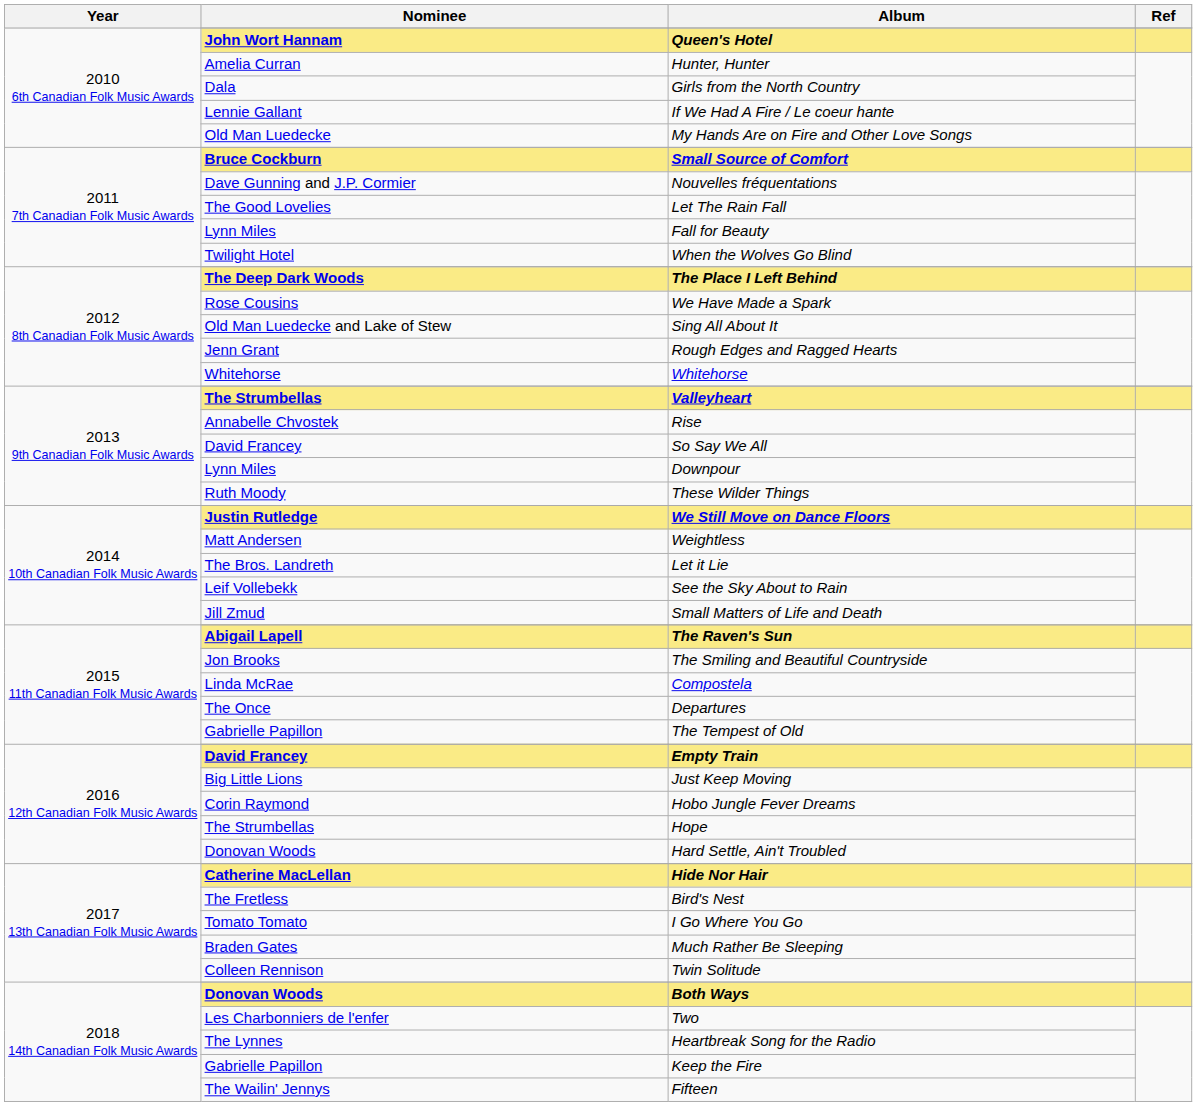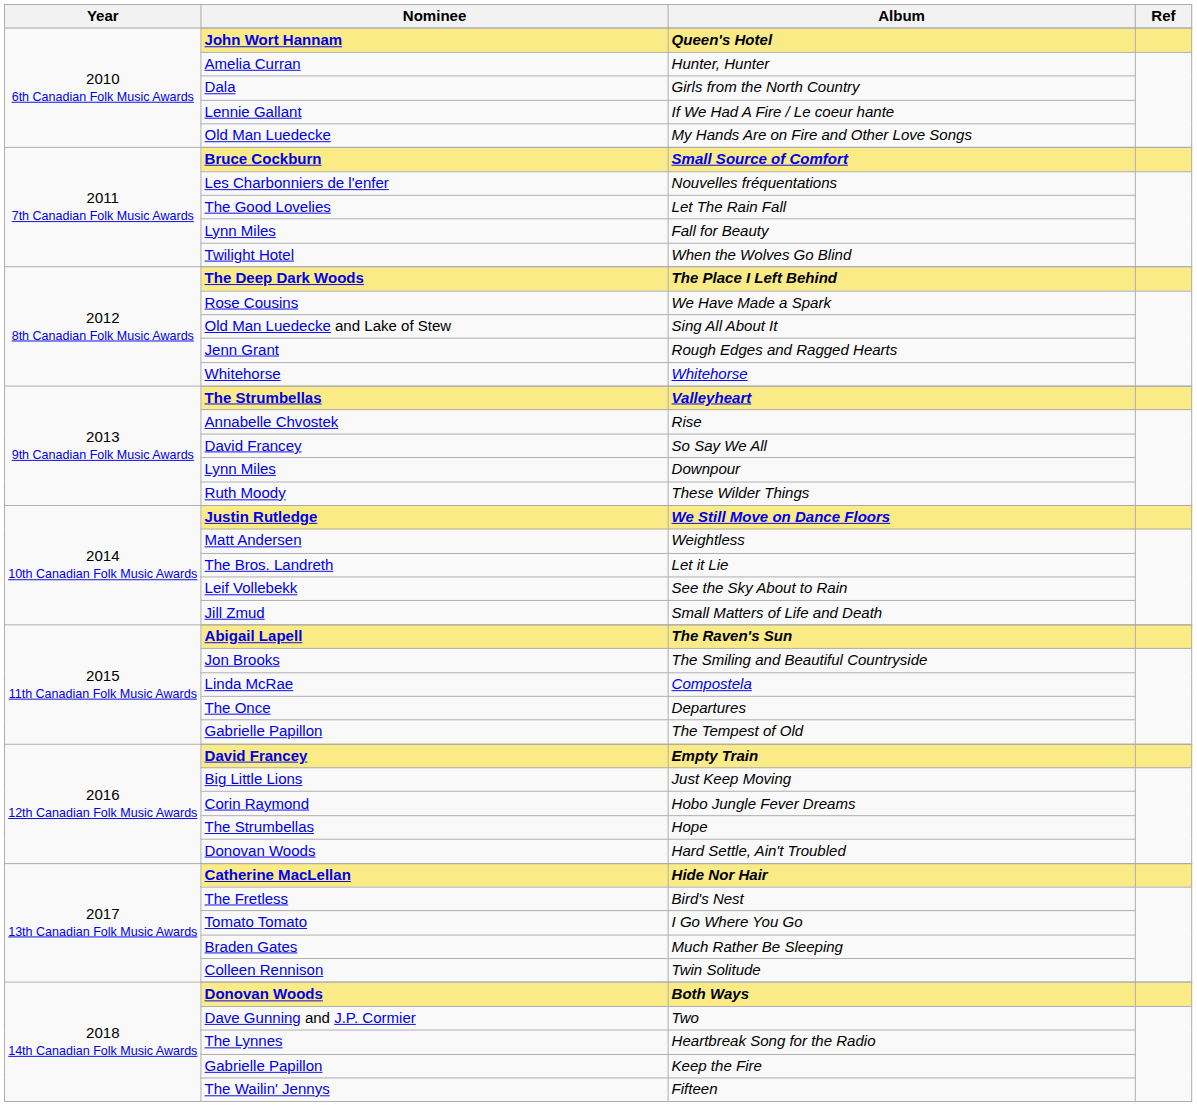(310, 183) Dave Gunning and J.P. Cormier -> (297, 183) Les Charbonniers de l'enfer
(297, 1018) Les Charbonniers de l'enfer -> (310, 1018) Dave Gunning and J.P. Cormier
